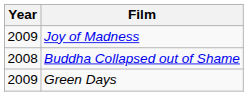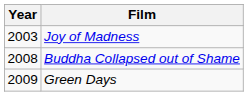(23, 36) 2009 -> (23, 36) 2003
